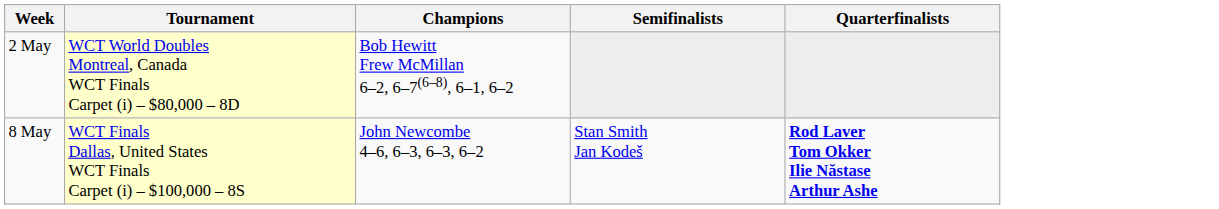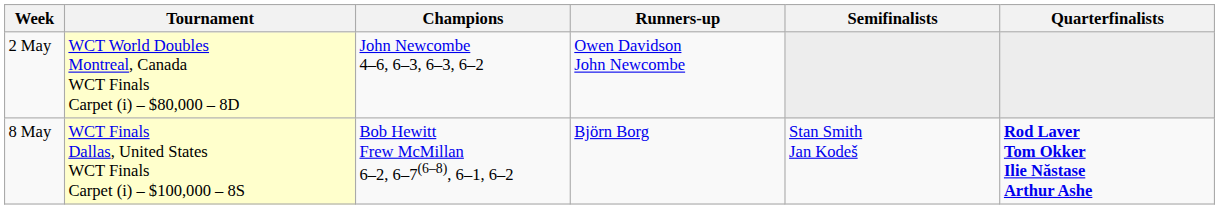+ column: (678, 18)
(437, 66) Bob Hewitt Frew McMillan 6–2, 6–7(6–8), 6–1, 6–2 -> (422, 55) John Newcombe 4–6, 6–3, 6–3, 6–2
(422, 141) John Newcombe 4–6, 6–3, 6–3, 6–2 -> (437, 153) Bob Hewitt Frew McMillan 6–2, 6–7(6–8), 6–1, 6–2
